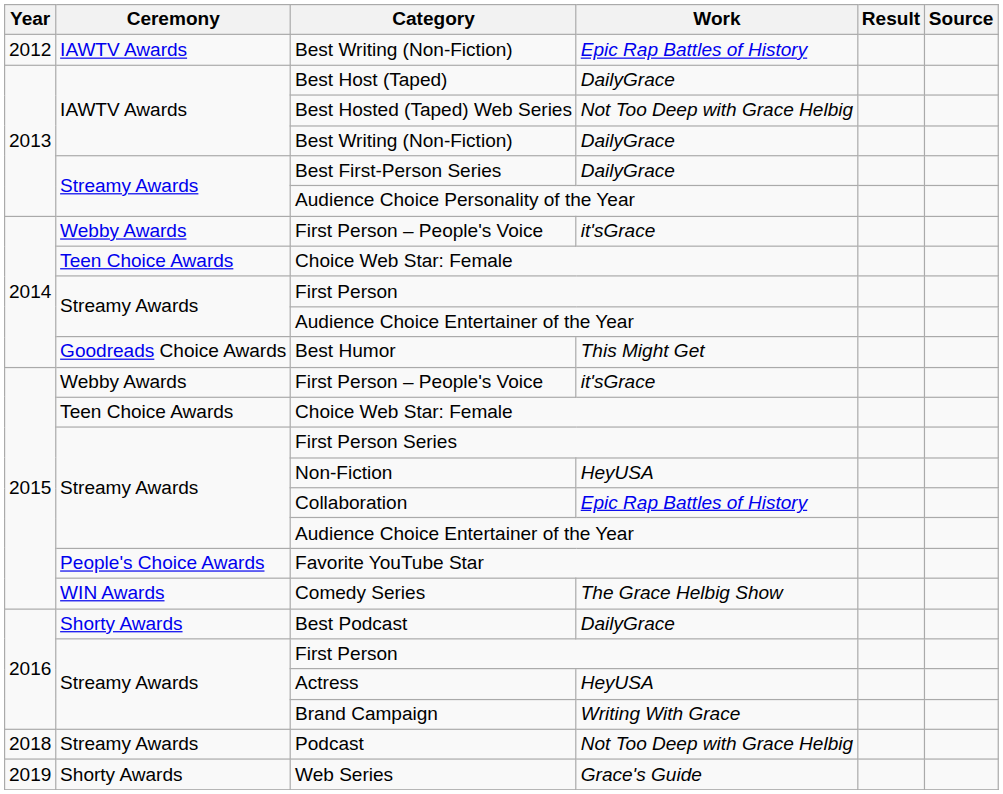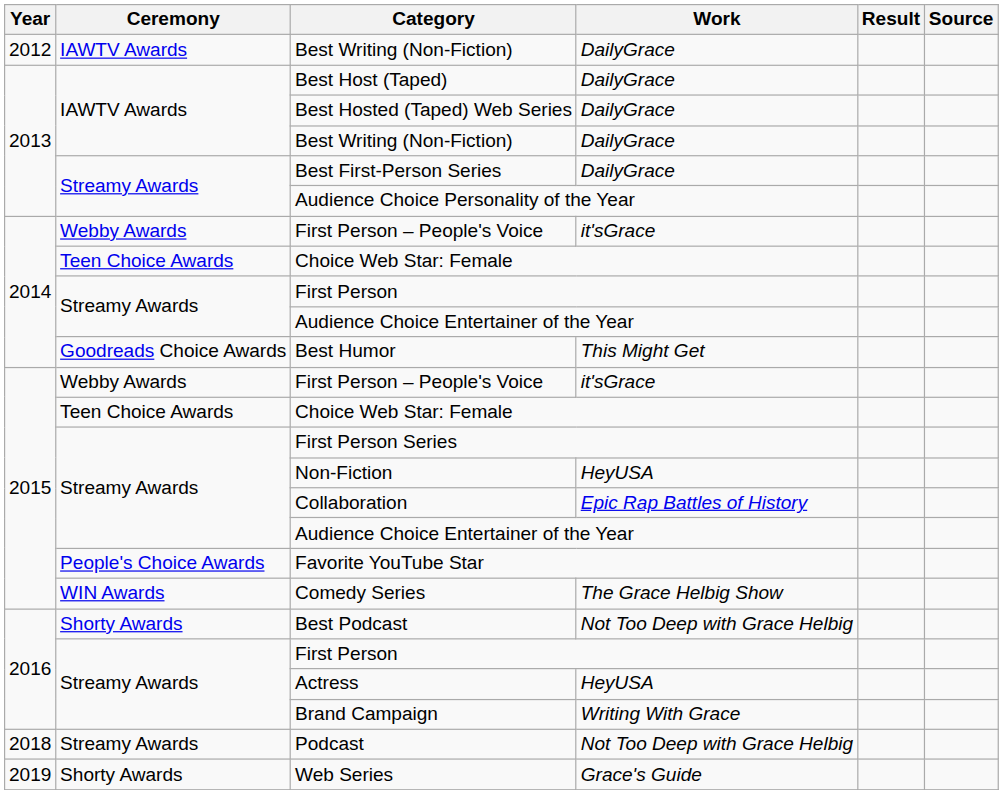(694, 49) Epic Rap Battles of History -> (628, 49) DailyGrace
(717, 110) Not Too Deep with Grace Helbig -> (628, 110) DailyGrace
(628, 623) DailyGrace -> (717, 623) Not Too Deep with Grace Helbig
